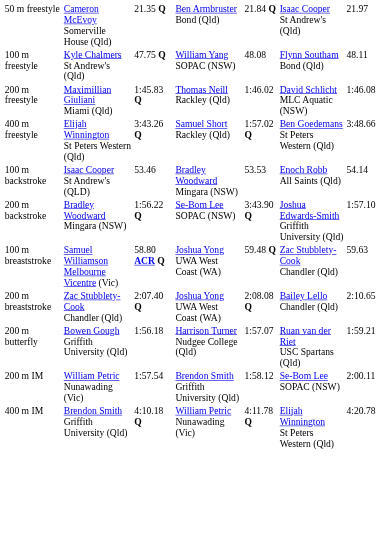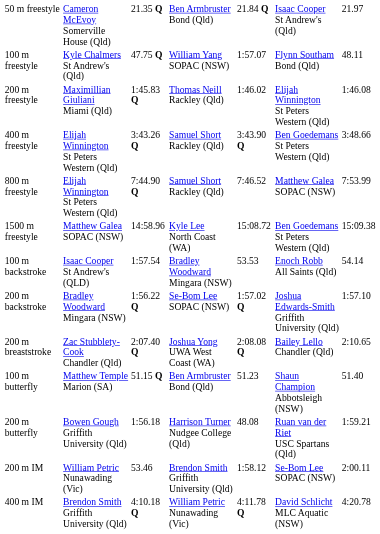(255, 55) 48.08 -> (252, 55) 1:57.07
(308, 100) David Schlicht MLC Aquatic (NSW) -> (302, 106) Elijah Winnington St Peters Western (Qld)
(259, 130) 1:57.02 Q -> (252, 140) 3:43.90 Q
+ row: (21, 186)
+ row: (21, 232)
(145, 170) 53.46 -> (146, 261) 1:57.54
(259, 210) 3:43.90 Q -> (252, 301) 1:57.02 Q
- row: (28, 256)
+ row: (21, 382)
(259, 331) 1:57.07 -> (248, 422) 48.08
(149, 376) 1:57.54 -> (142, 467) 53.46
(307, 427) Elijah Winnington St Peters Western (Qld) -> (304, 513) David Schlicht MLC Aquatic (NSW)
